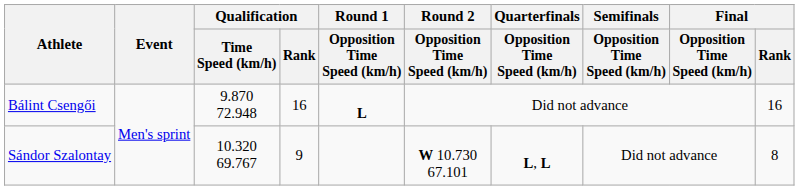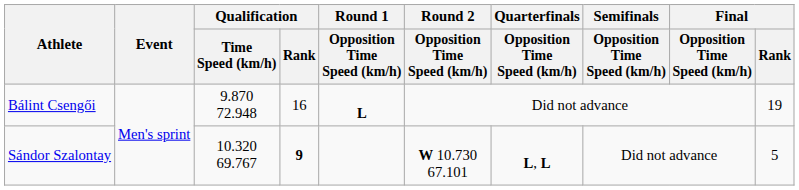(775, 105) 16 -> (775, 105) 19
(299, 155) normal -> (299, 155) bold
(775, 155) 8 -> (775, 155) 5
